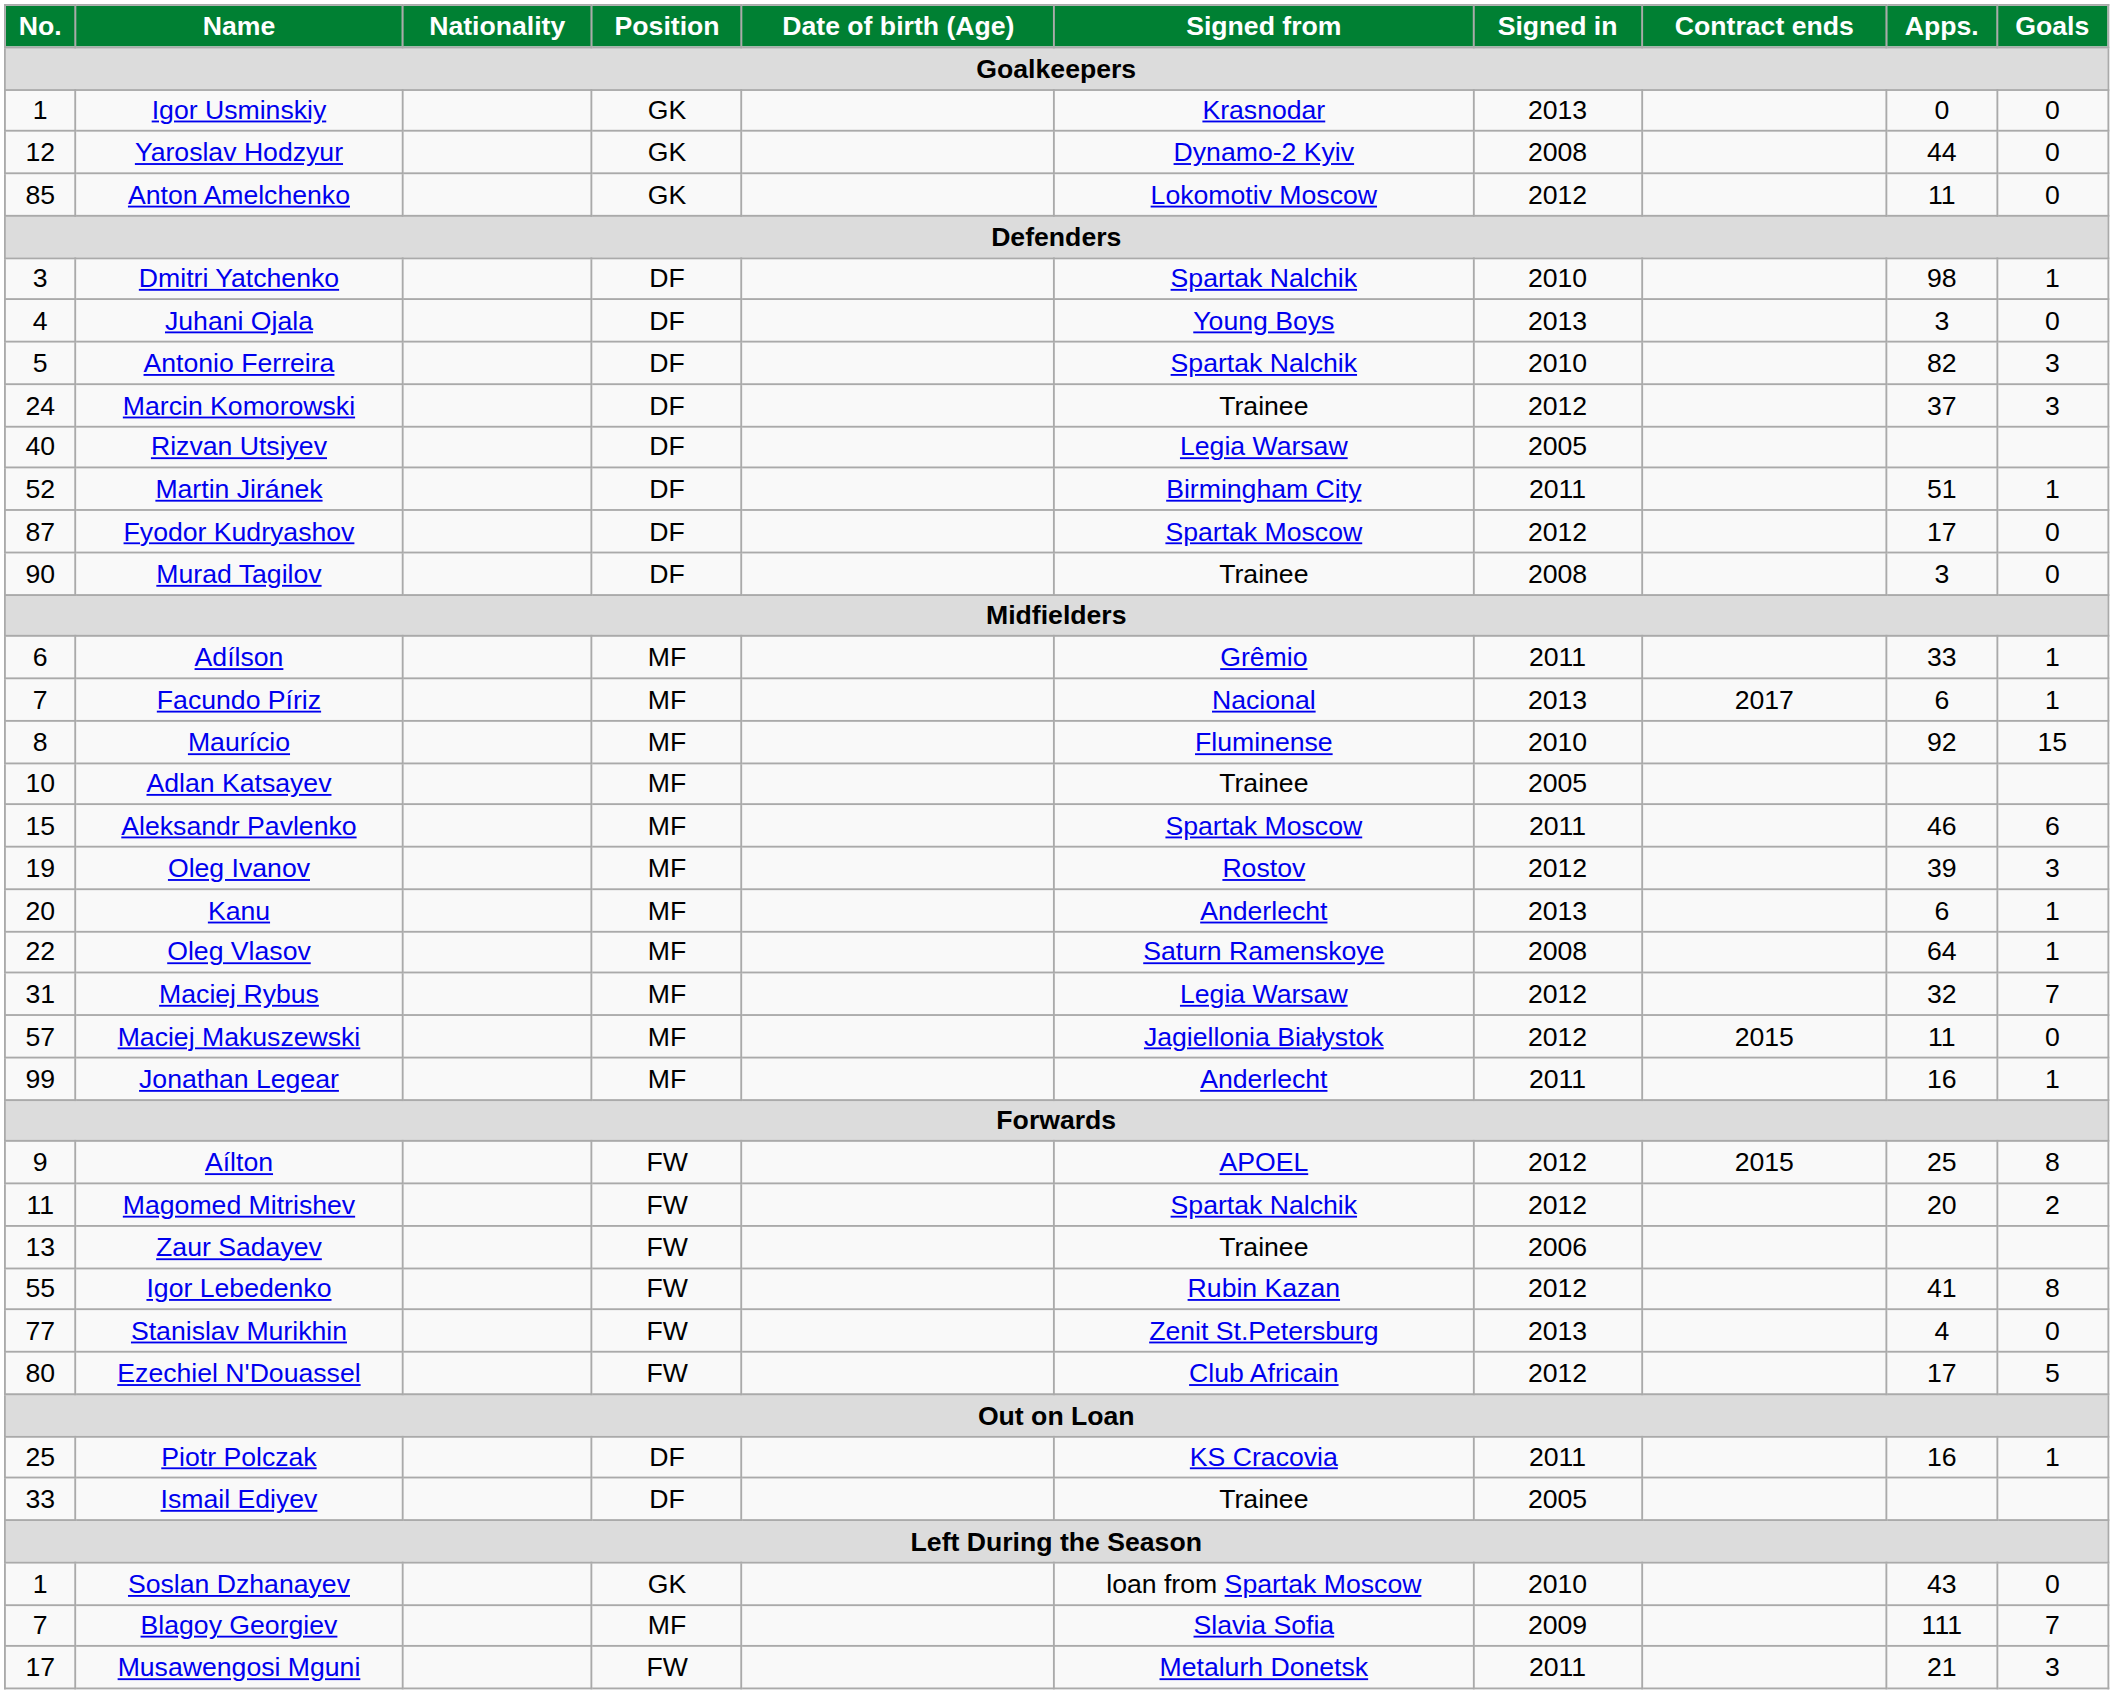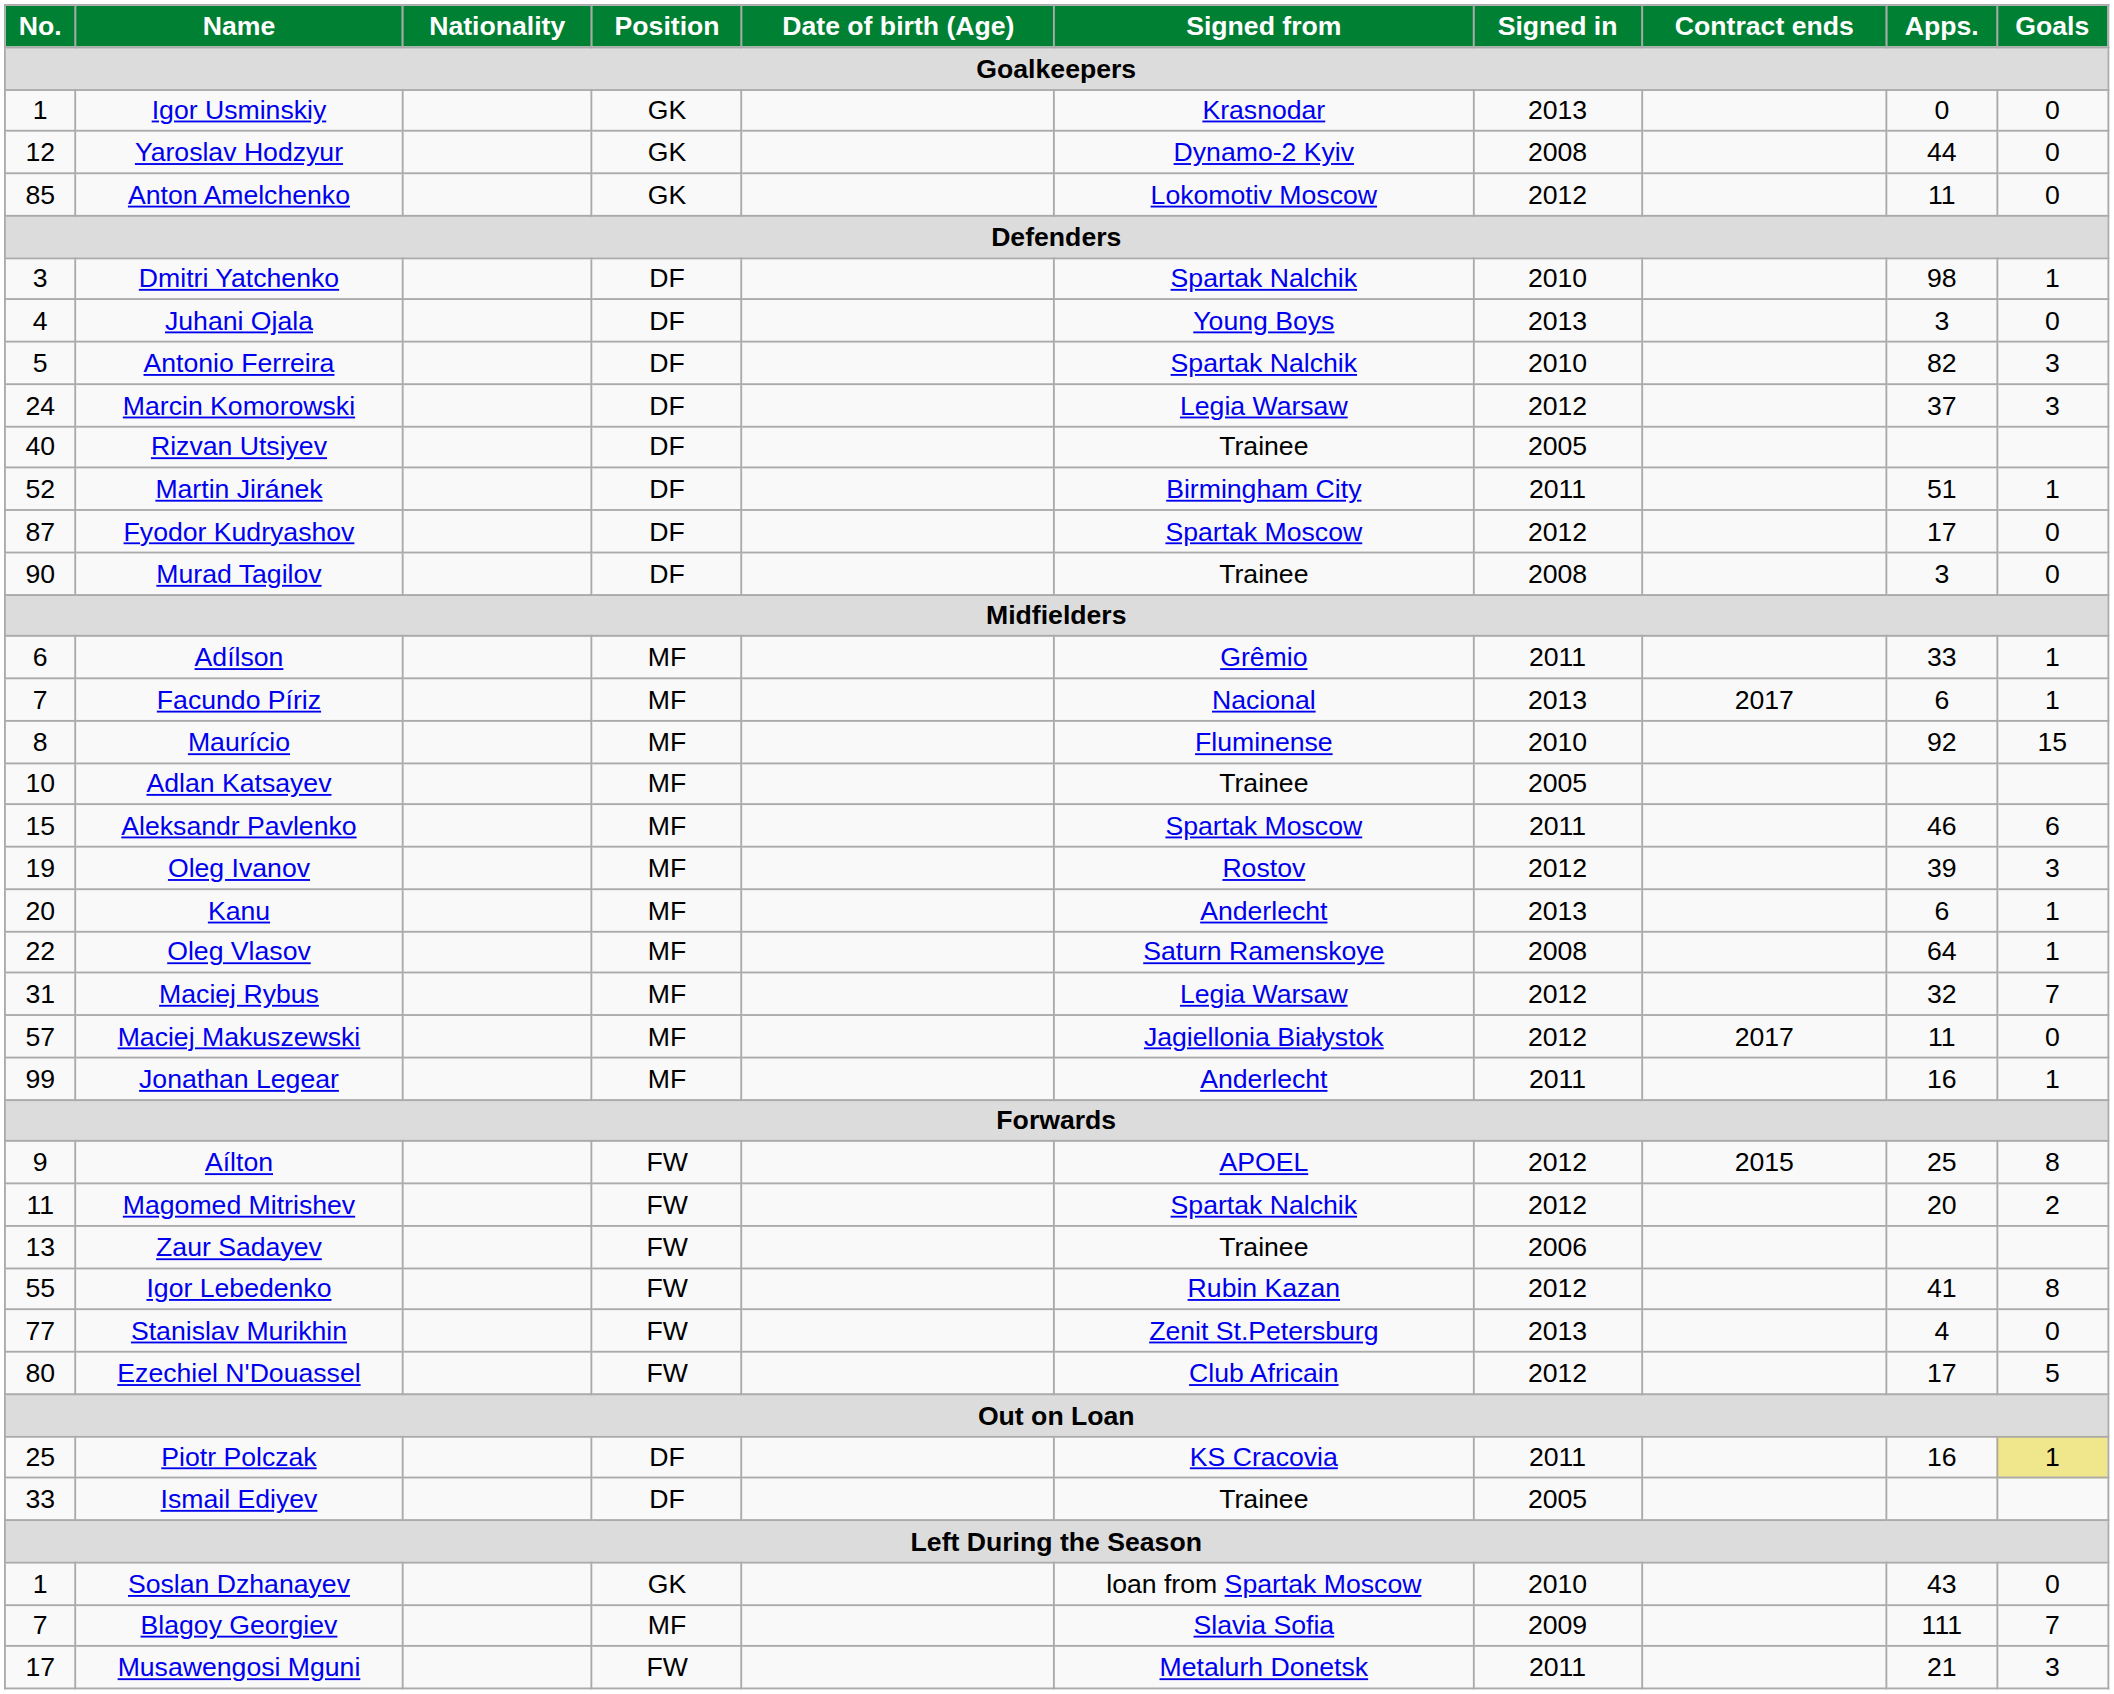(1264, 405) Trainee -> (1264, 405) Legia Warsaw
(1264, 447) Legia Warsaw -> (1264, 447) Trainee
(1764, 1036) 2015 -> (1764, 1036) 2017
(2052, 1457) no background -> (2052, 1457) khaki background
